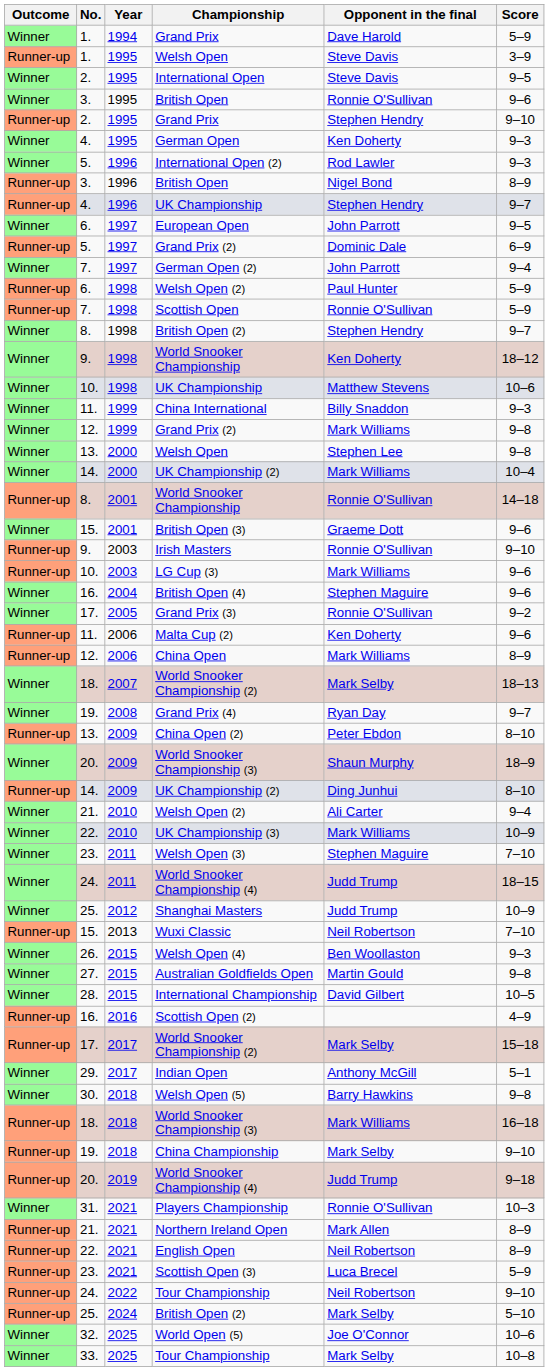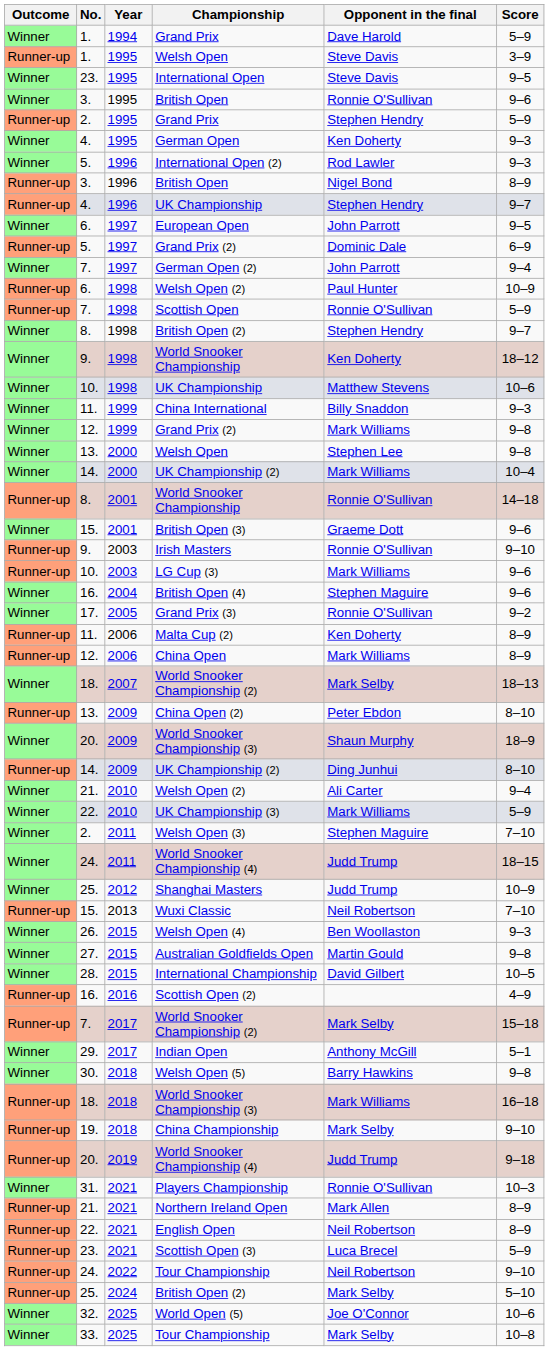(86, 78) 2. -> (89, 78) 23.
(520, 120) 9–10 -> (520, 120) 5–9
(520, 288) 5–9 -> (520, 288) 10–9
(520, 634) 9–6 -> (520, 634) 8–9
- row: (122, 712)
(520, 832) 10–9 -> (520, 811) 5–9
(89, 854) 23. -> (86, 832) 2.
(89, 1044) 17. -> (86, 1023) 7.
